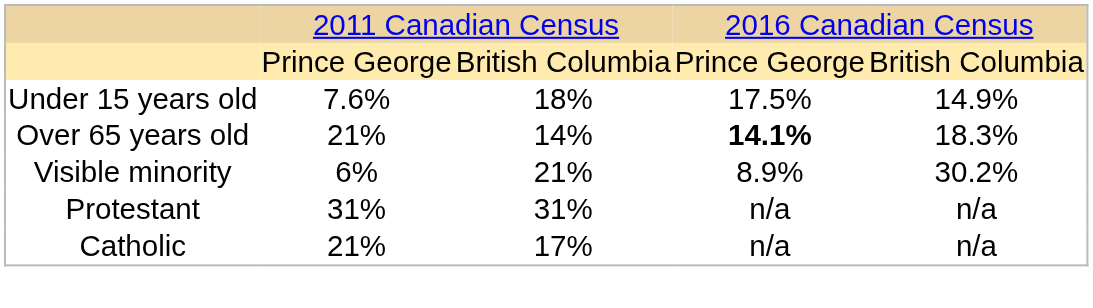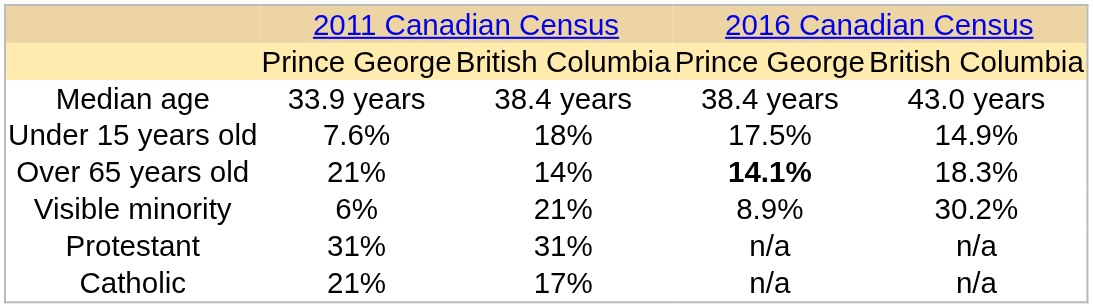+ row: (133, 98)
